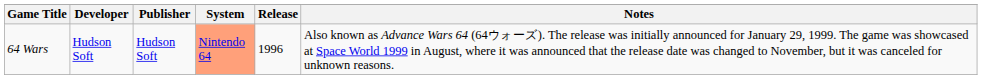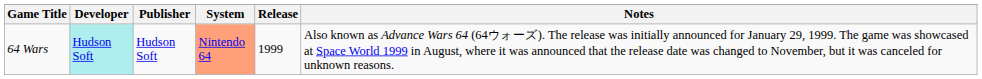(92, 49) no background -> (92, 49) paleturquoise background
(270, 49) 1996 -> (270, 49) 1999
